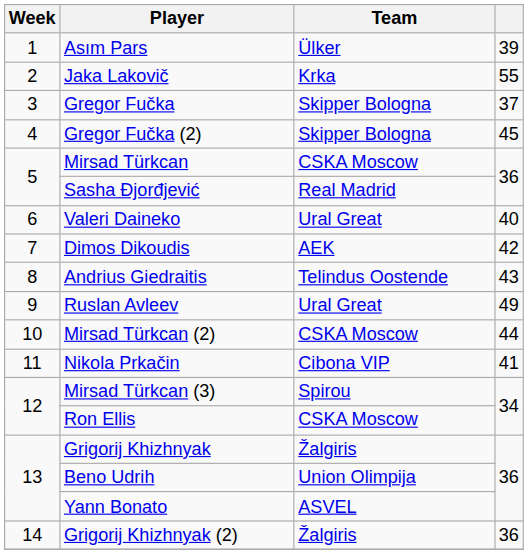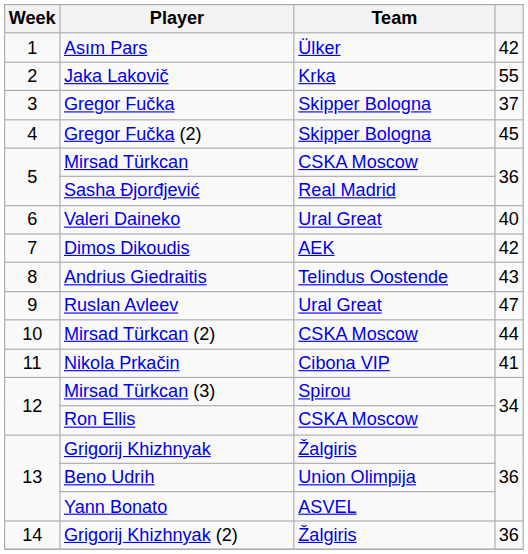(509, 47) 39 -> (509, 47) 42
(509, 305) 49 -> (509, 305) 47
